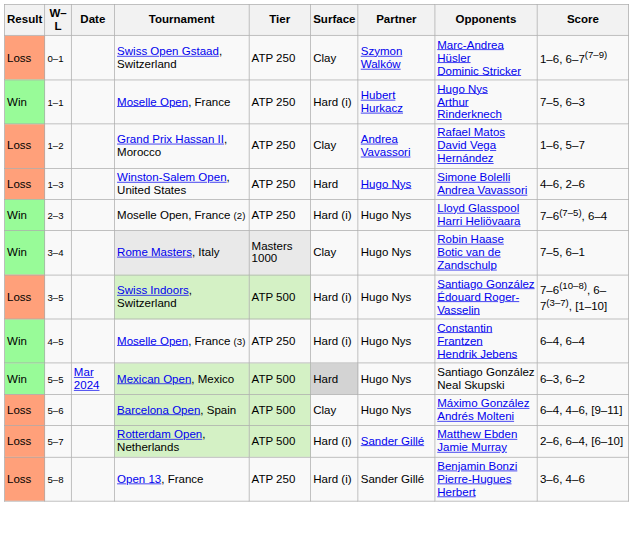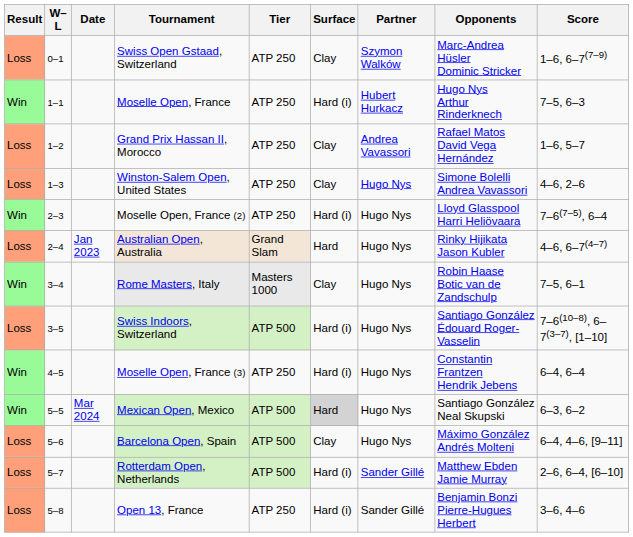(326, 183) Hard -> (325, 183) Clay
+ row: (160, 246)
